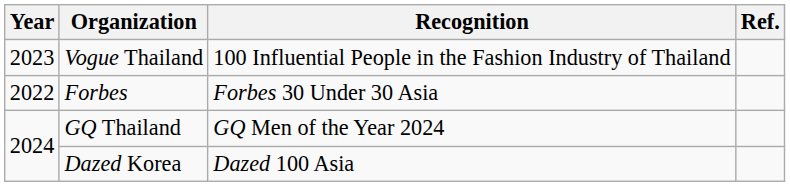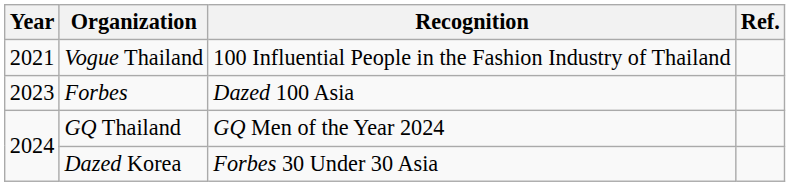(32, 57) 2023 -> (32, 57) 2021
(32, 92) 2022 -> (32, 92) 2023
(326, 92) Forbes 30 Under 30 Asia -> (284, 92) Dazed 100 Asia
(284, 163) Dazed 100 Asia -> (326, 163) Forbes 30 Under 30 Asia
